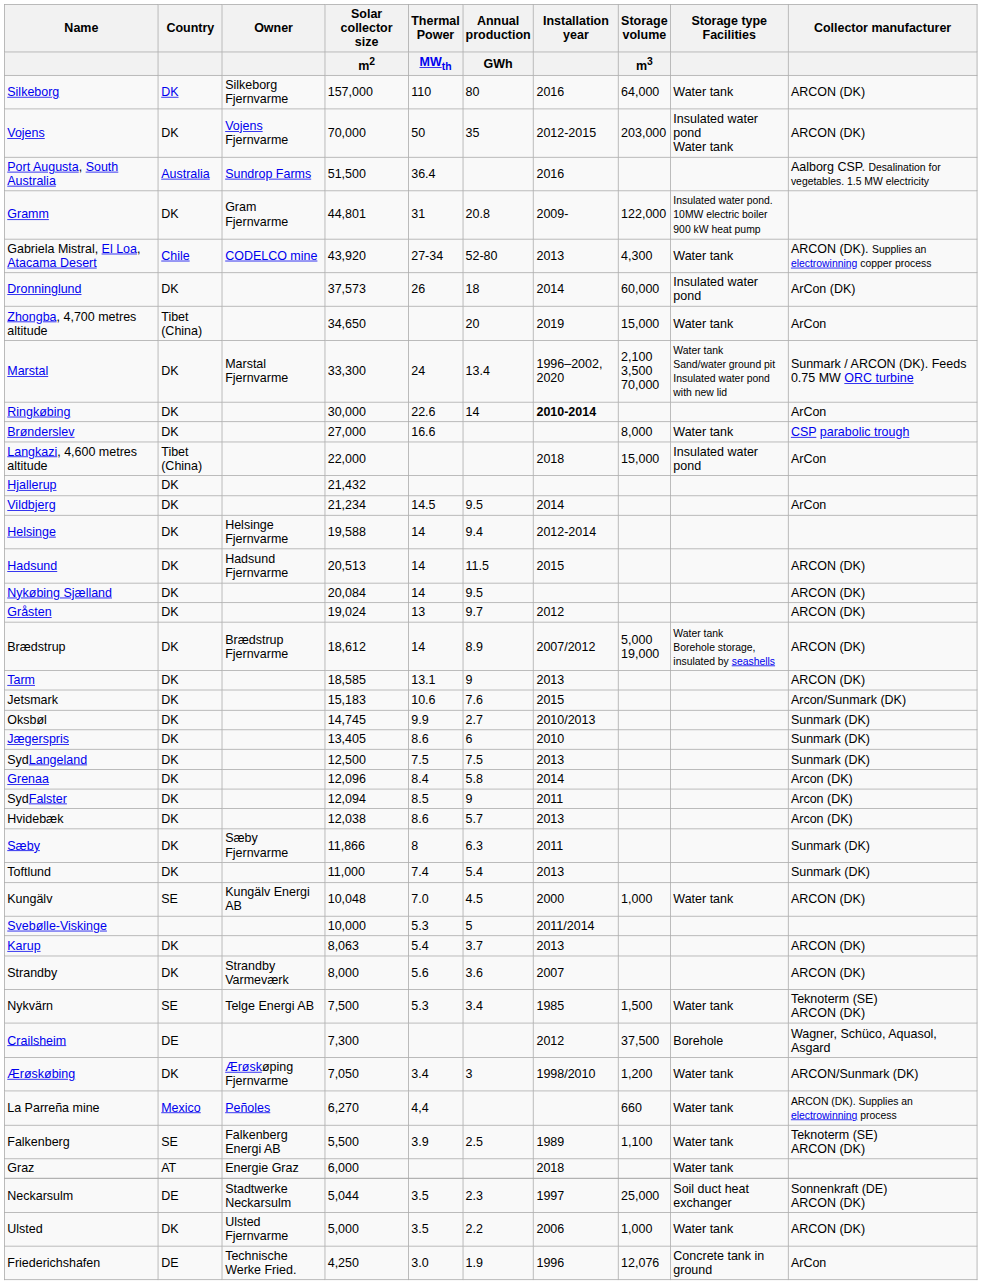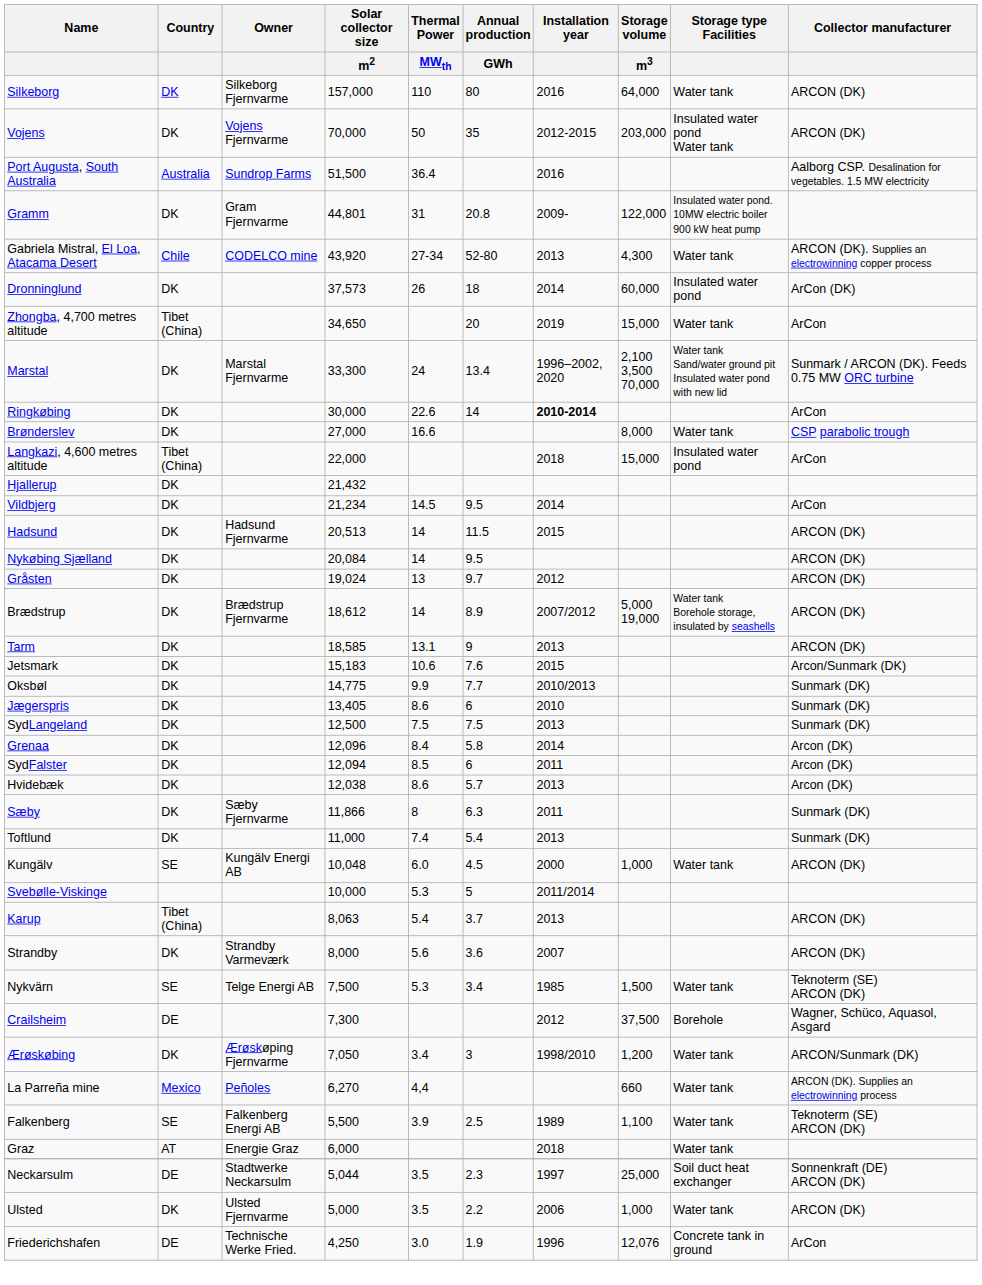- row: (32, 532)
(347, 719) 14,745 -> (347, 686) 14,775
(474, 719) 2.7 -> (474, 686) 7.7
(469, 799) 9 -> (469, 765) 6
(420, 899) 7.0 -> (420, 865) 6.0
(170, 945) DK -> (182, 919) Tibet (China)
